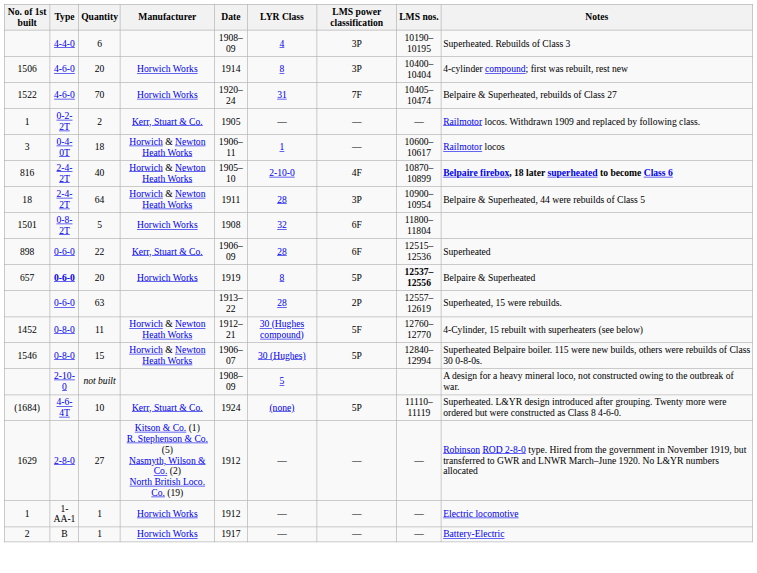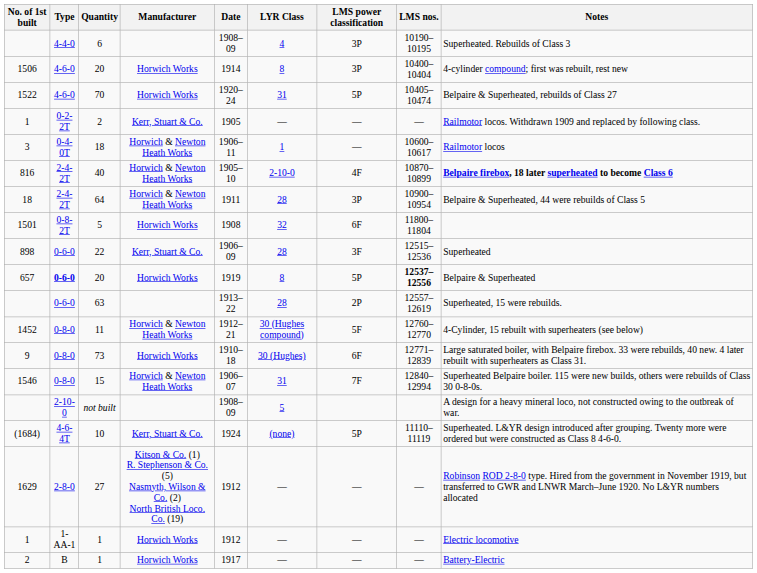(357, 95) 7F -> (357, 95) 5P
(357, 251) 6F -> (357, 251) 3F
+ row: (27, 355)
(282, 355) 30 (Hughes) -> (282, 381) 31
(357, 355) 5P -> (357, 381) 7F
